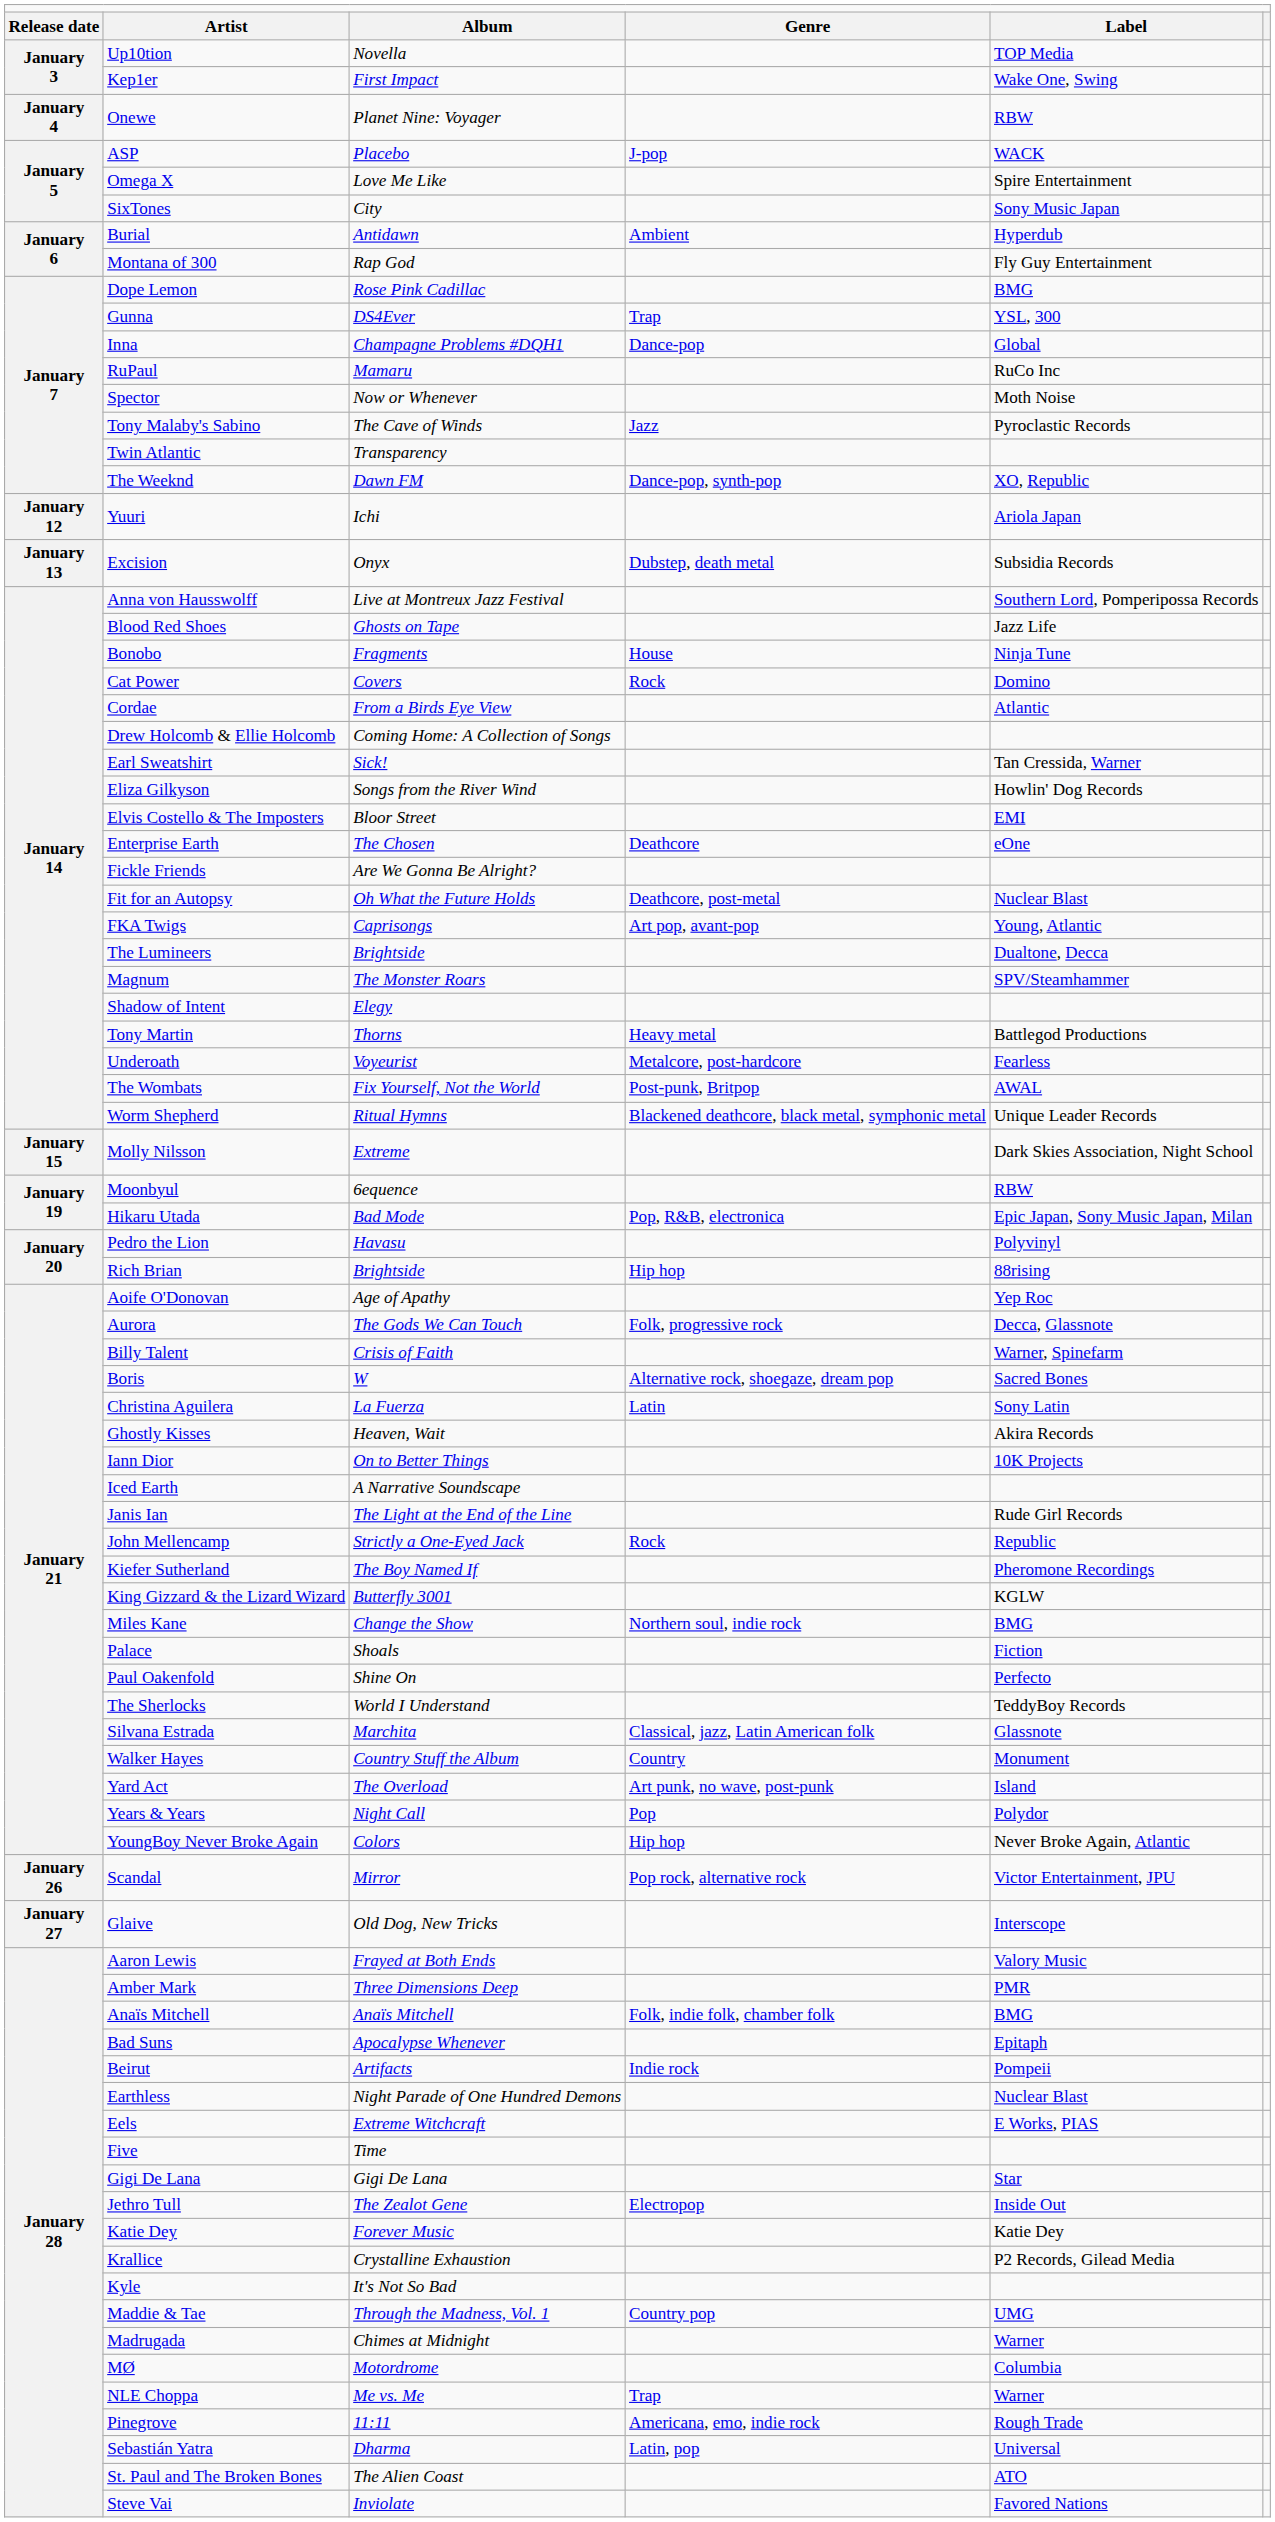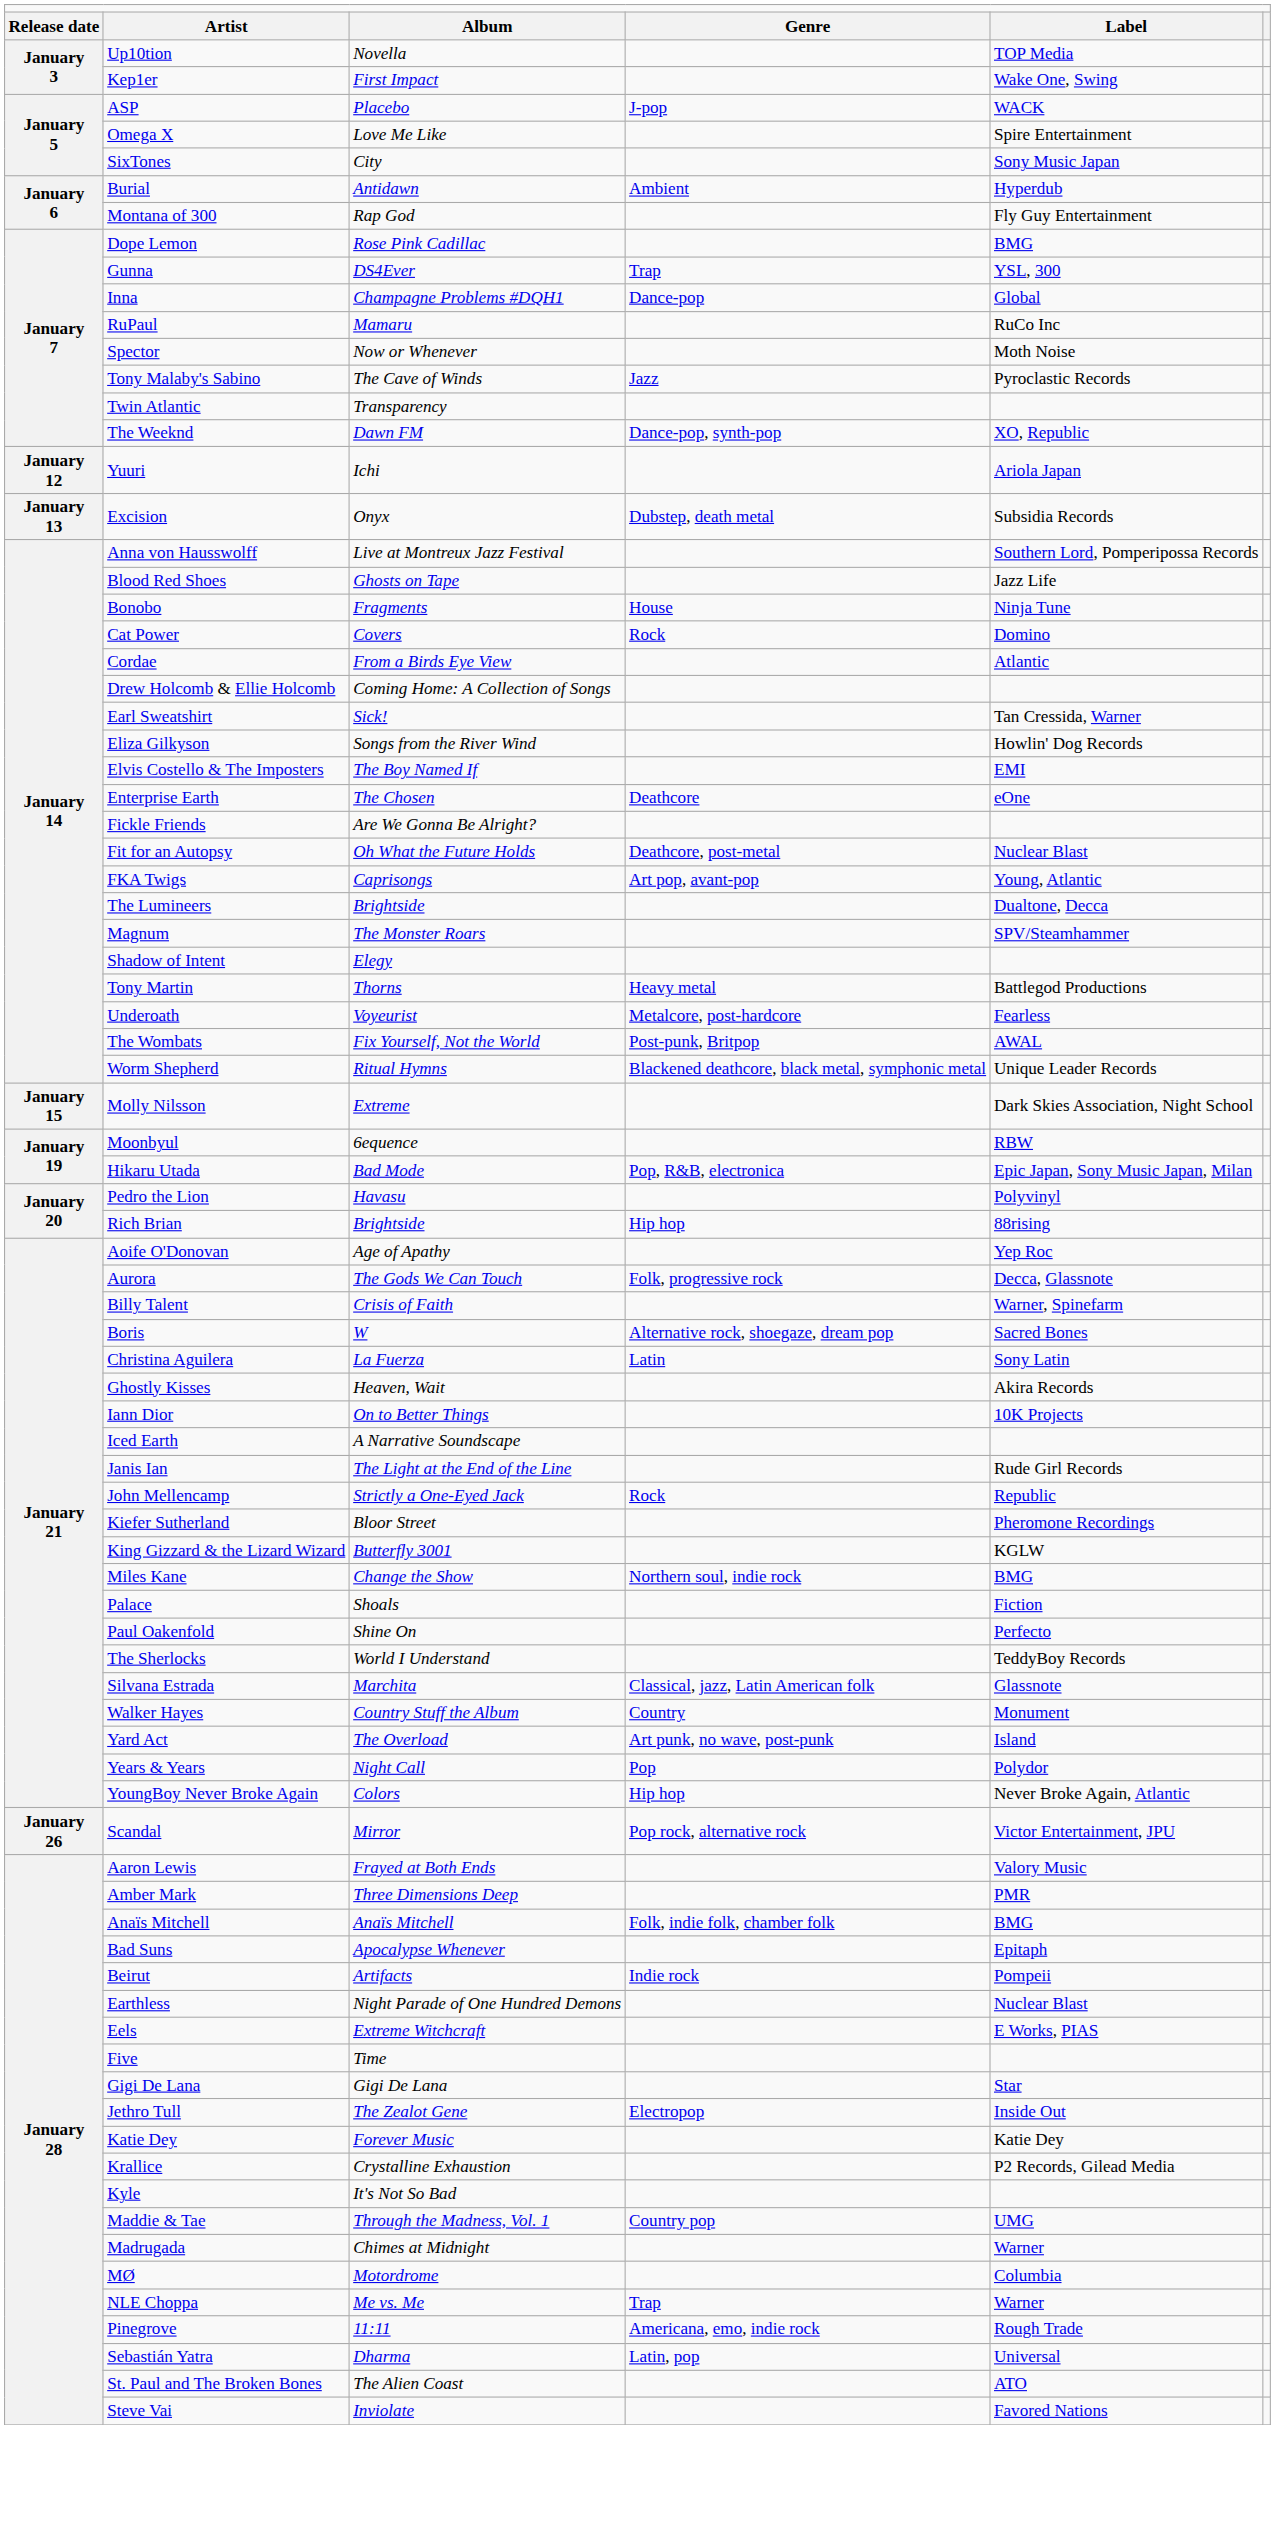- row: (131, 117)
(394, 816) Bloor Street -> (415, 770) The Boy Named If
(415, 1569) The Boy Named If -> (394, 1522) Bloor Street
- row: (130, 1923)
